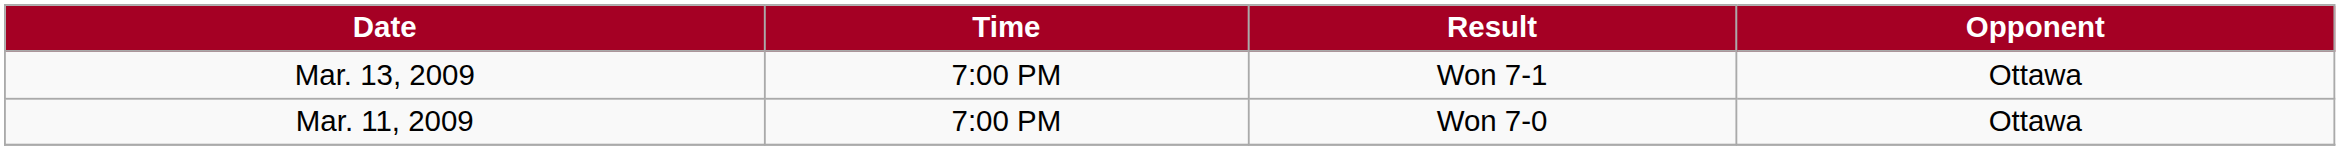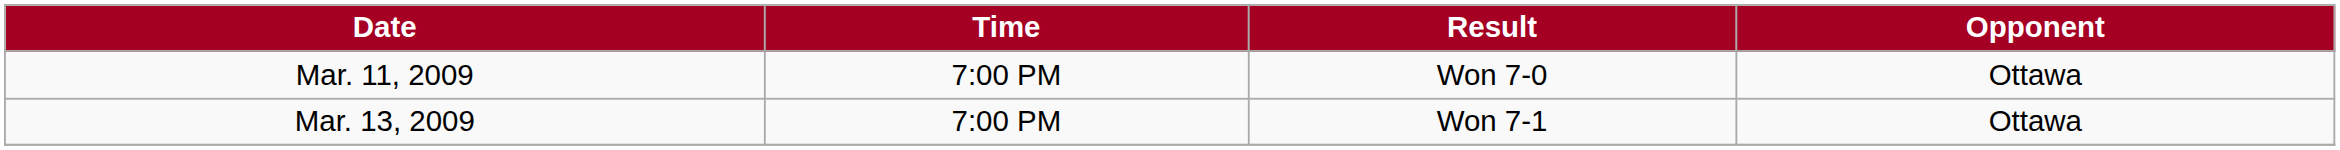rows swapped: (385, 121) <-> (385, 74)
